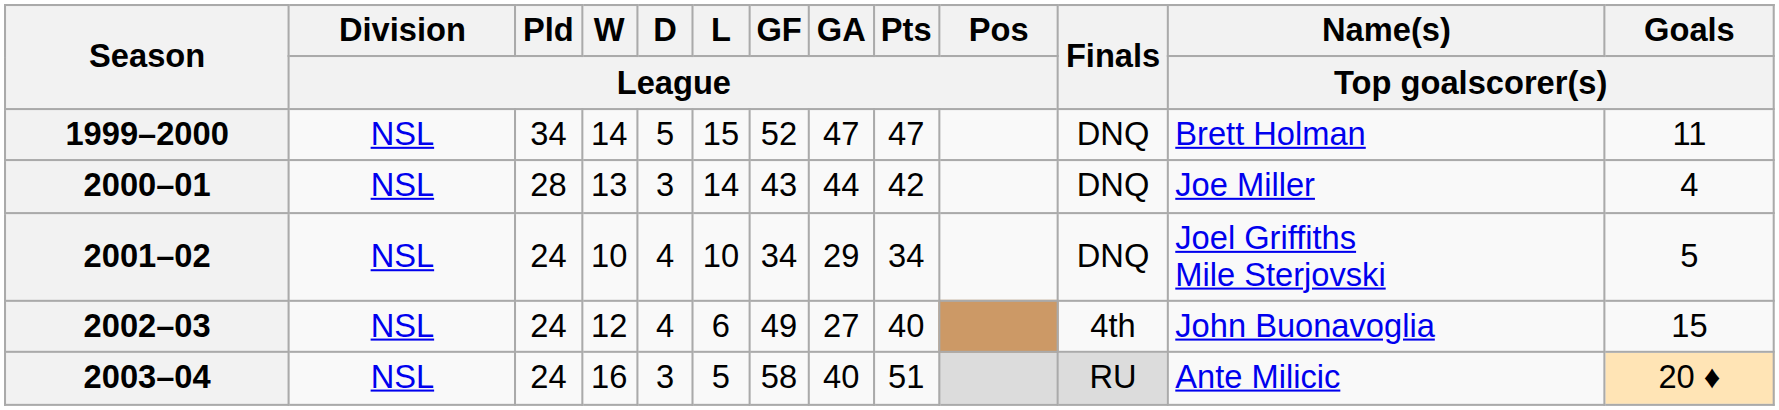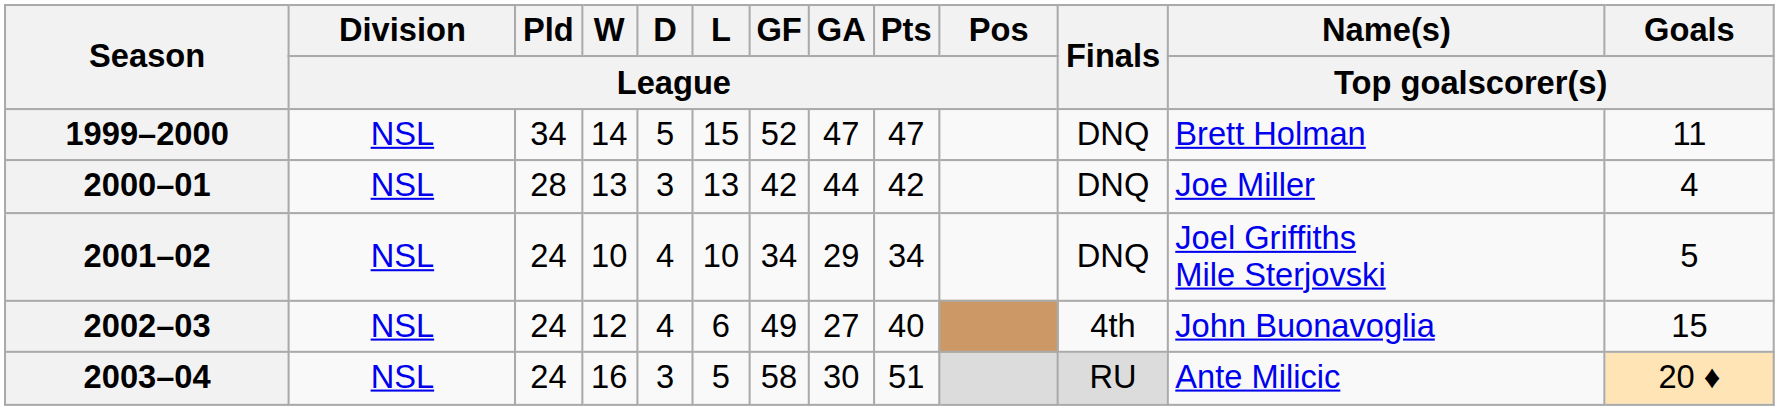(721, 185) 14 -> (721, 185) 13
(779, 185) 43 -> (779, 185) 42
(841, 377) 40 -> (841, 377) 30
